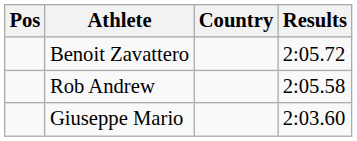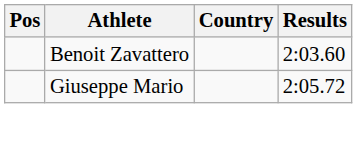(314, 53) 2:05.72 -> (314, 53) 2:03.60
- row: (102, 86)
(314, 119) 2:03.60 -> (314, 86) 2:05.72
